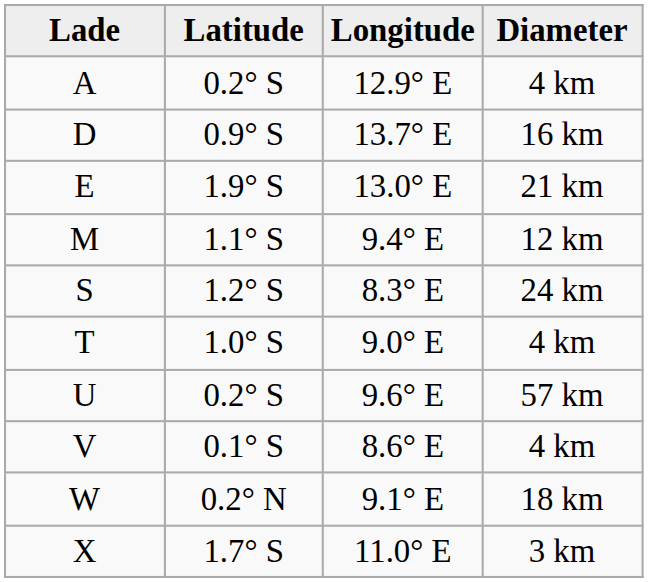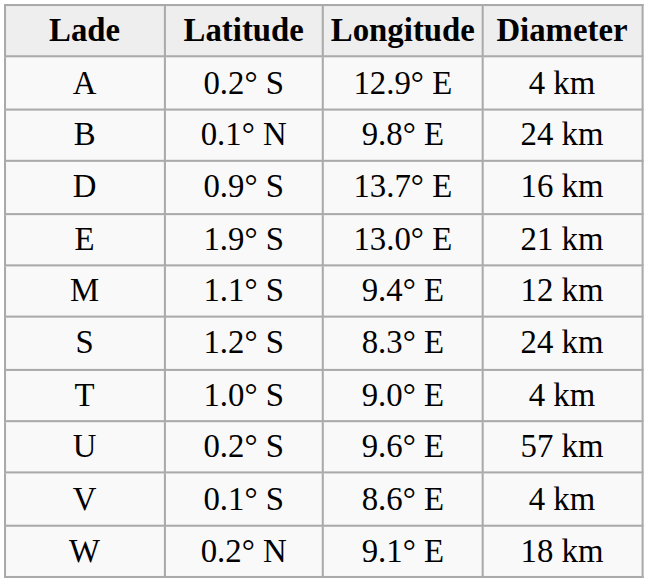+ row: (85, 134)
- row: (85, 550)
